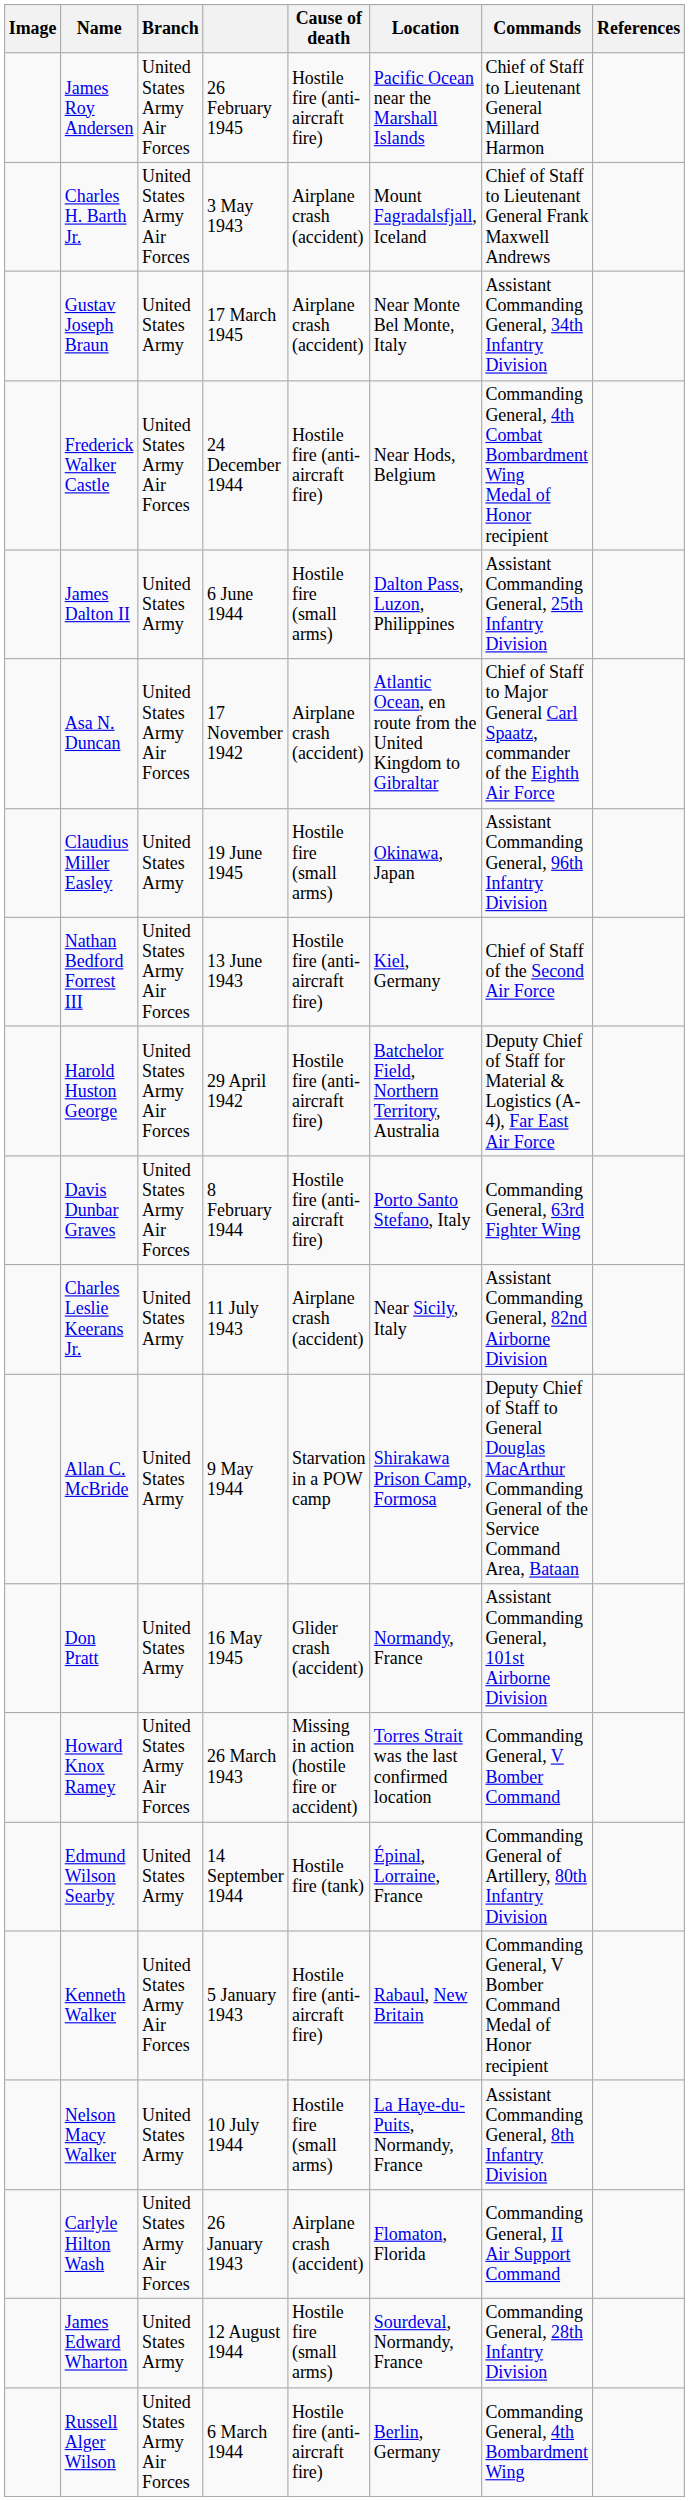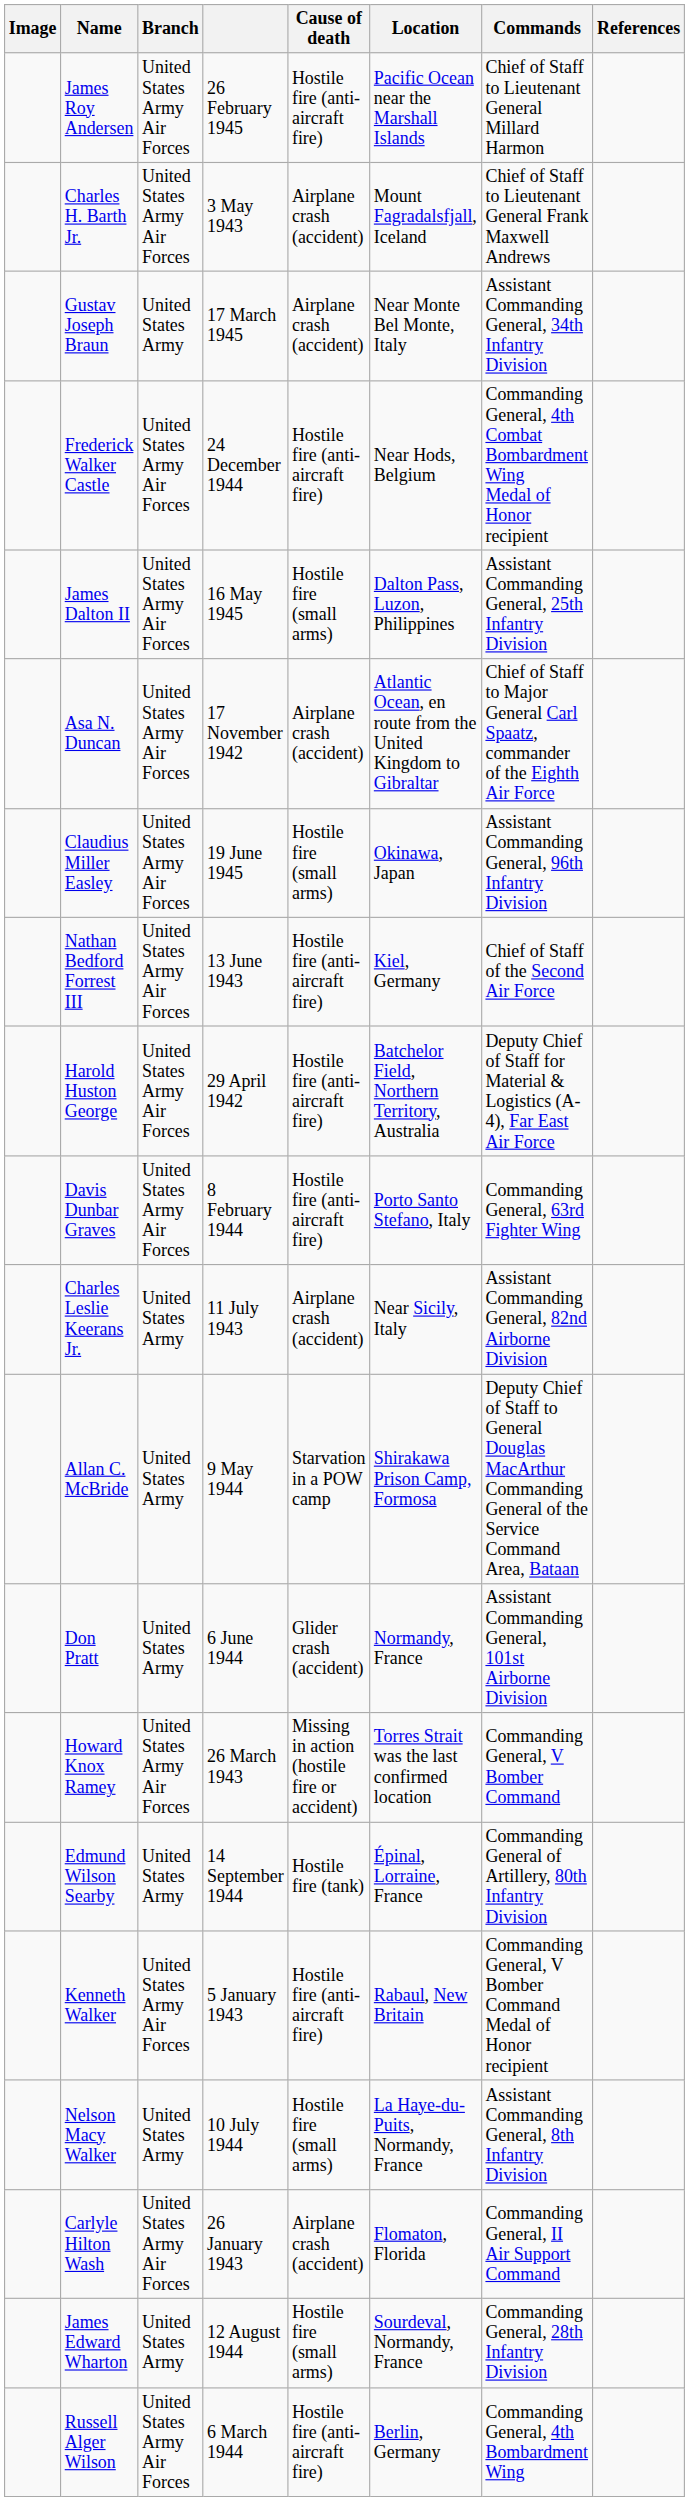(166, 604) United States Army -> (166, 604) United States Army Air Forces
(230, 604) 6 June 1944 -> (235, 604) 16 May 1945
(166, 862) United States Army -> (166, 862) United States Army Air Forces
(235, 1648) 16 May 1945 -> (230, 1648) 6 June 1944
